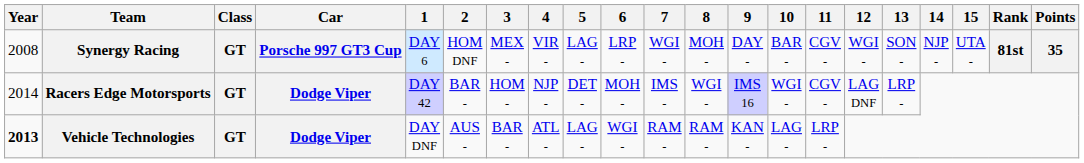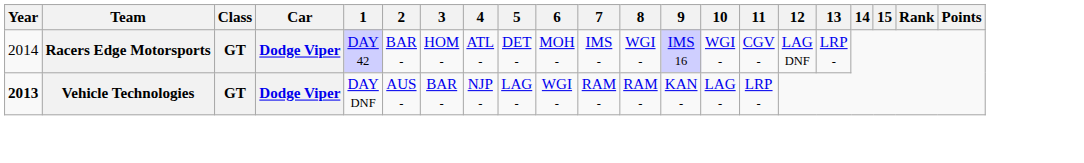- row: (128, 51)
(546, 94) NJP - -> (480, 51) ATL -
(546, 136) ATL - -> (480, 94) NJP -
